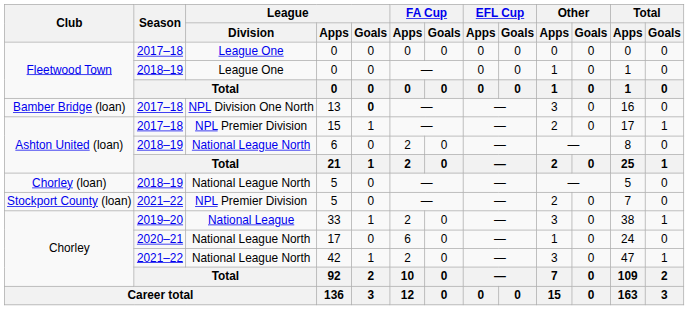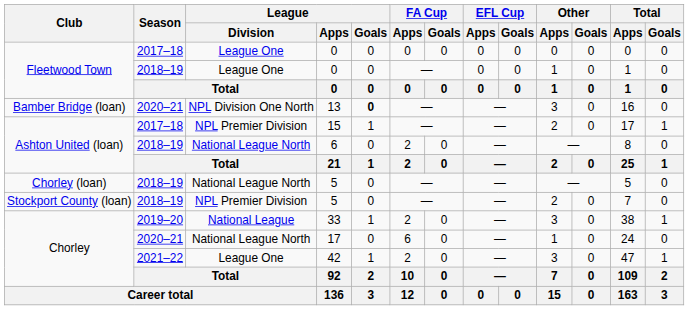(160, 107) 2017–18 -> (160, 107) 2020–21
(160, 201) 2021–22 -> (160, 201) 2018–19
(251, 257) National League North -> (251, 257) League One
